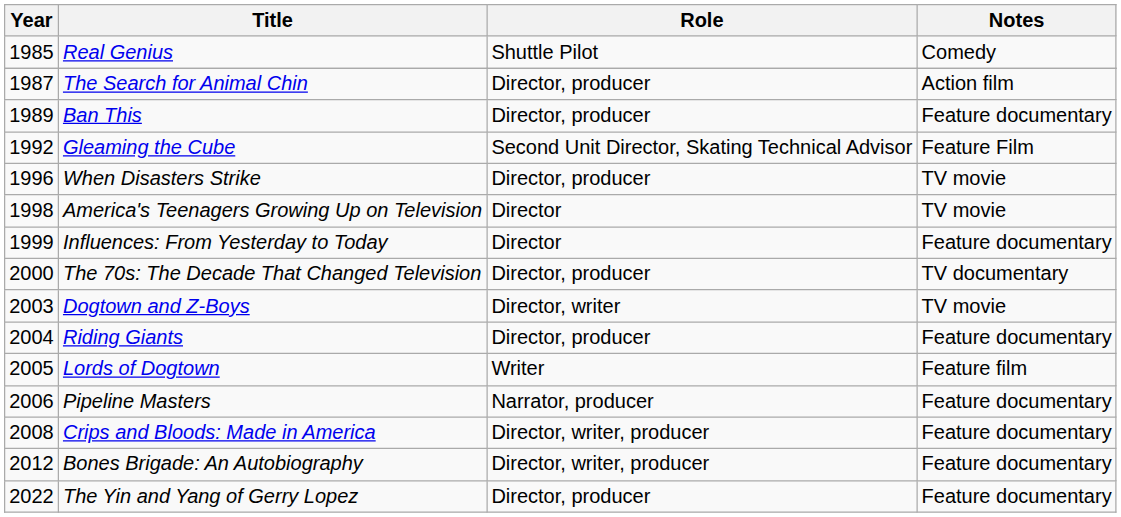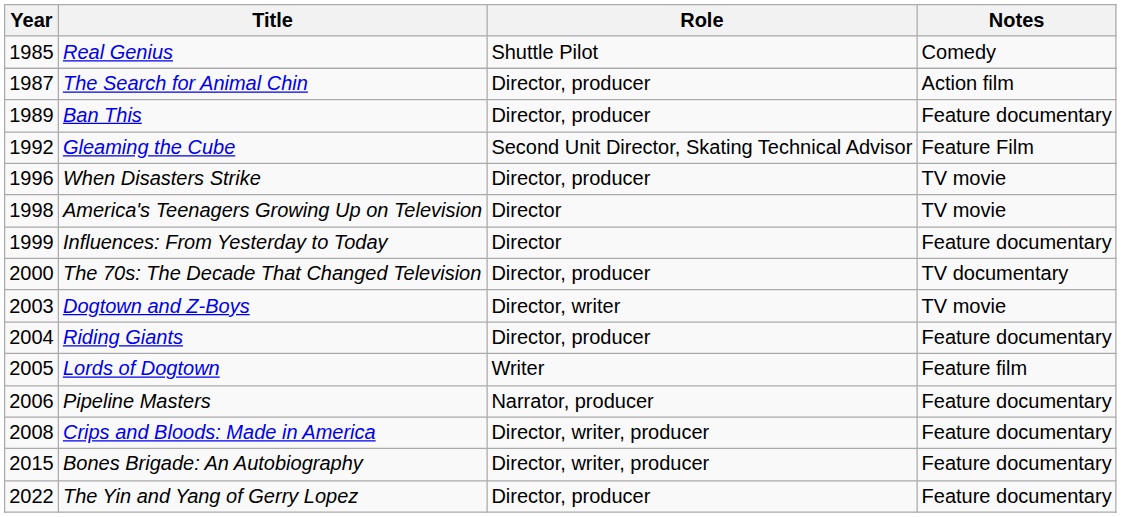(31, 464) 2012 -> (31, 464) 2015
